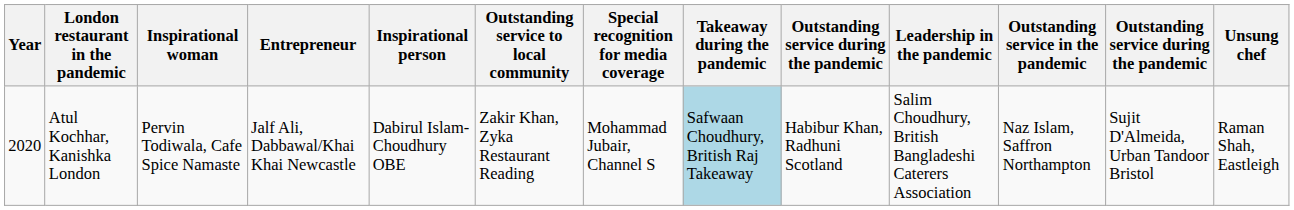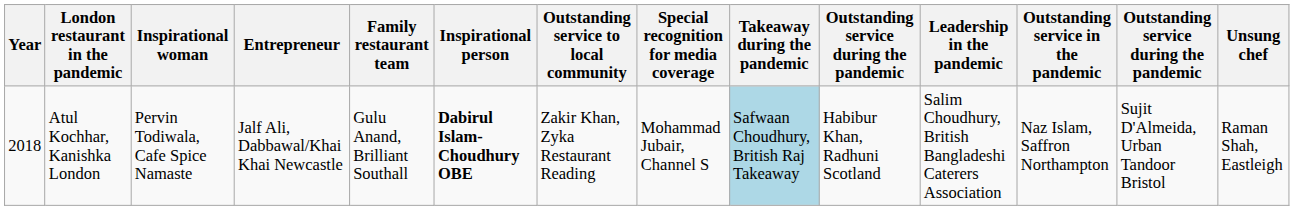+ column: (392, 45)
(25, 145) 2020 -> (25, 145) 2018
(421, 145) normal -> (479, 145) bold
